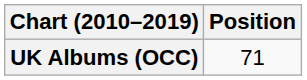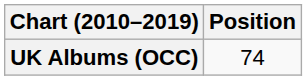(253, 57) 71 -> (253, 57) 74
